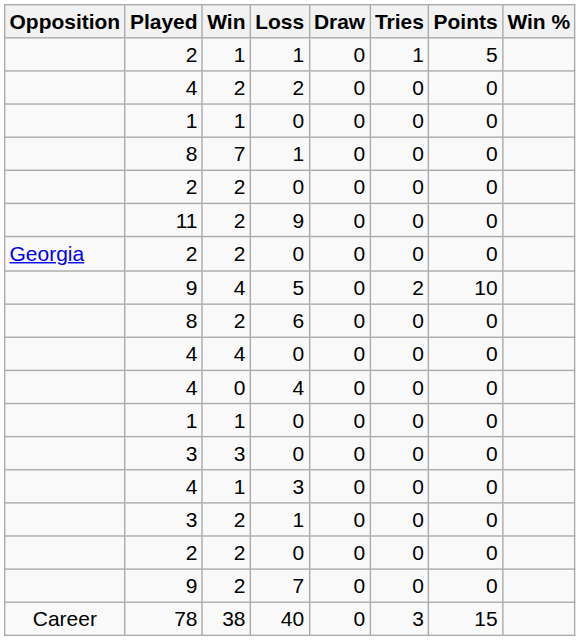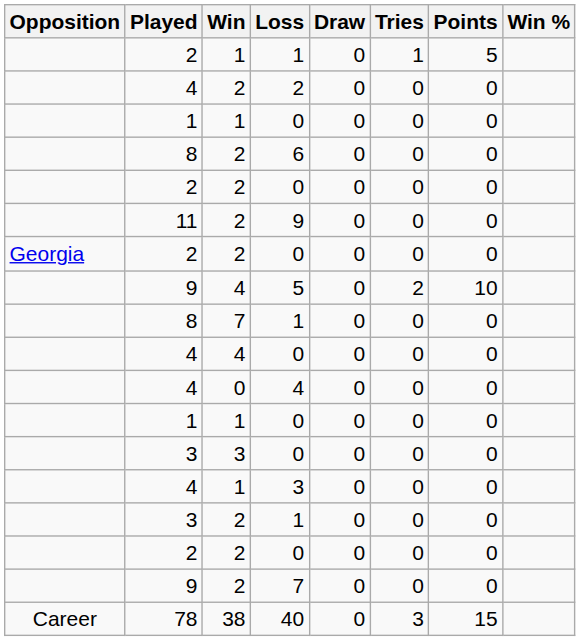rows swapped: (192, 320) <-> (192, 154)
